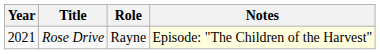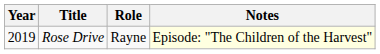(22, 37) 2021 -> (22, 37) 2019
